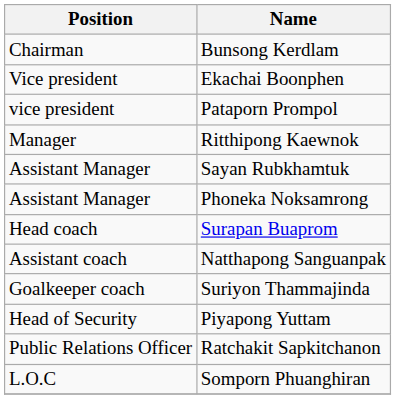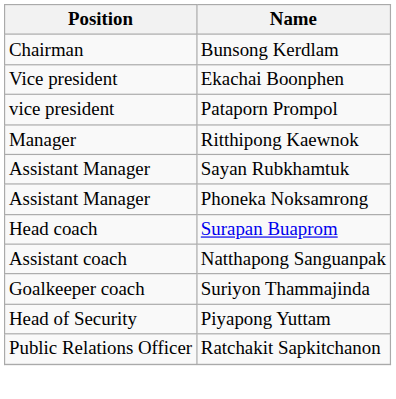- row: (286, 378)
